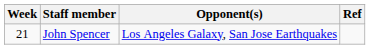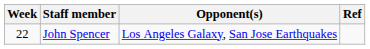(22, 34) 21 -> (22, 34) 22
